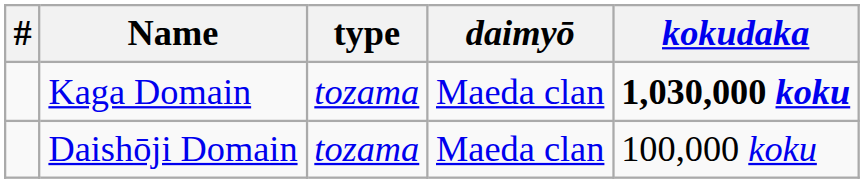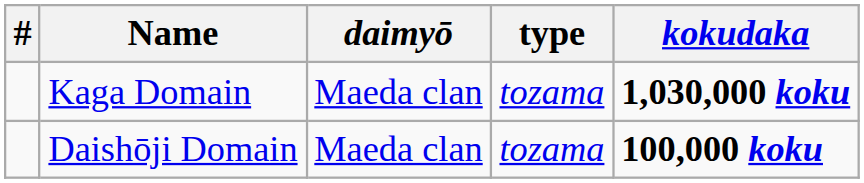columns swapped: (367, 33) <-> (520, 33)
(719, 148) normal -> (722, 148) bold
